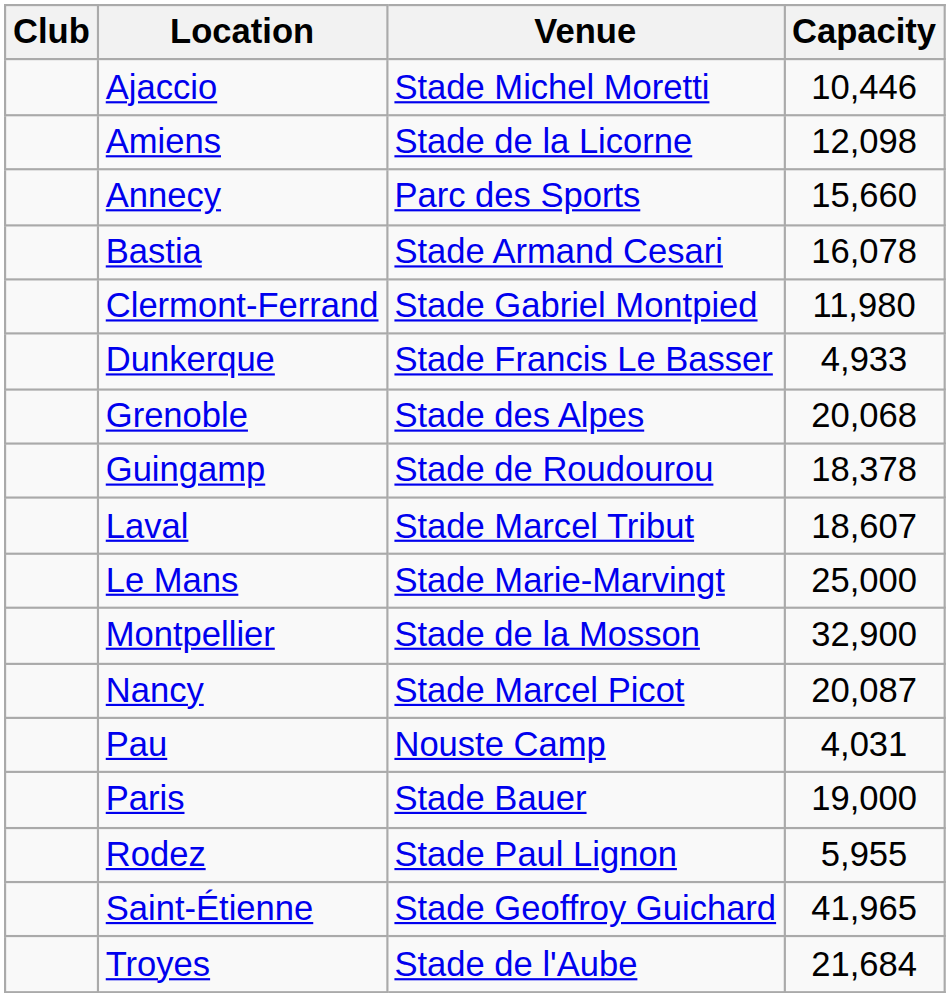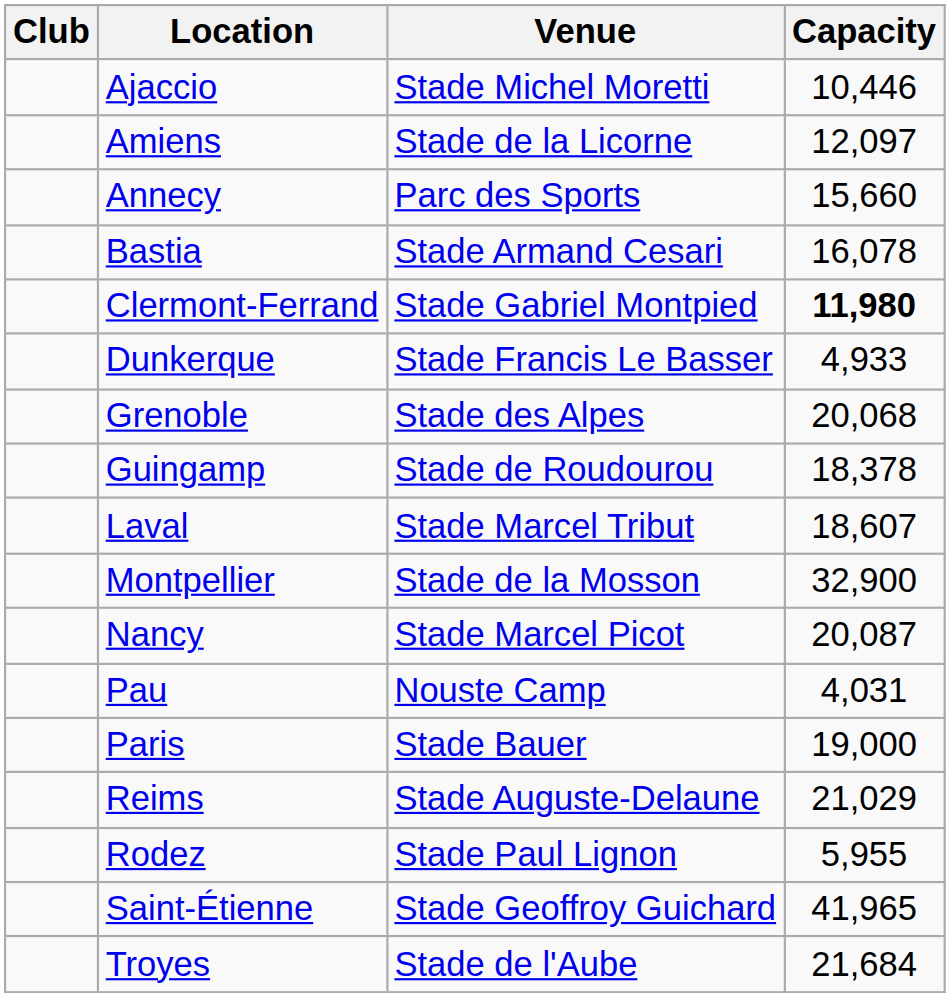(864, 141) 12,098 -> (864, 141) 12,097
(864, 305) normal -> (864, 305) bold
- row: (172, 580)
+ row: (155, 799)
